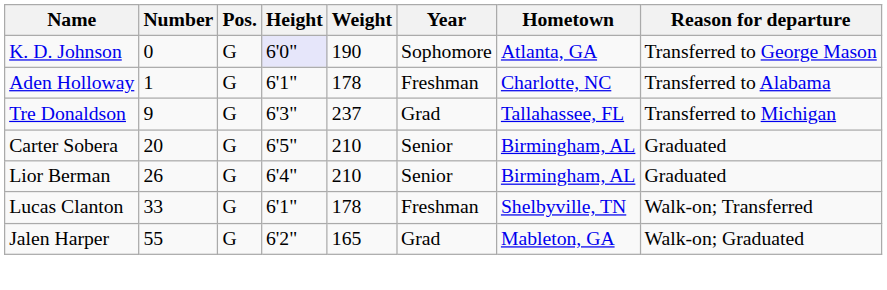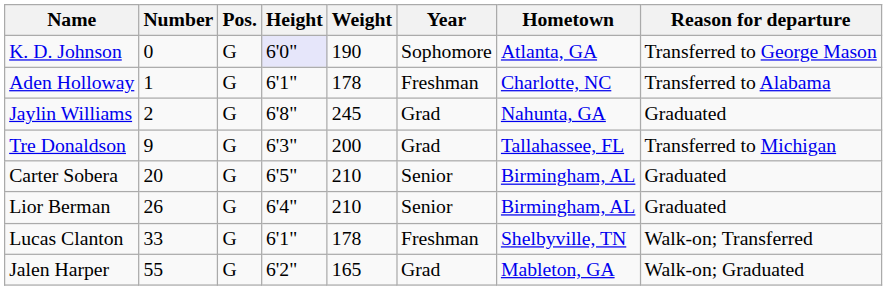+ row: (71, 113)
(347, 113) 237 -> (347, 144) 200
